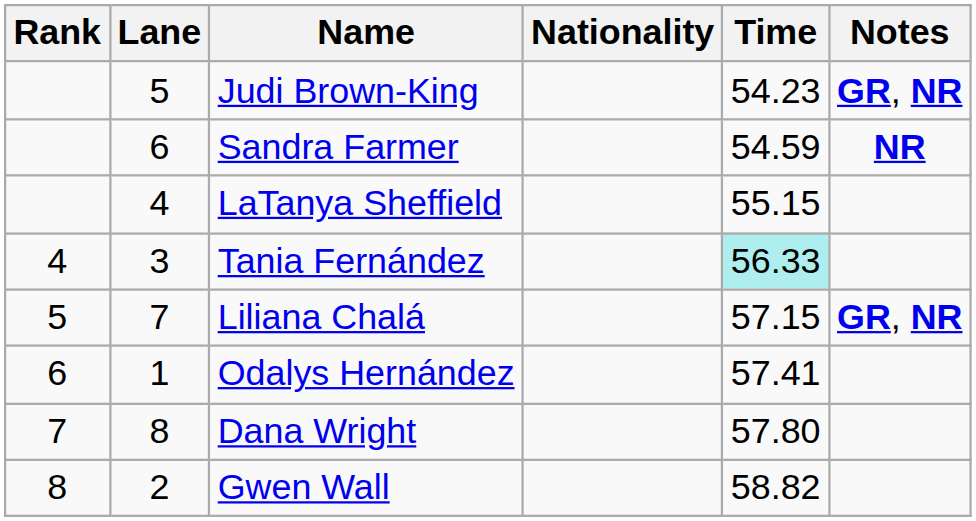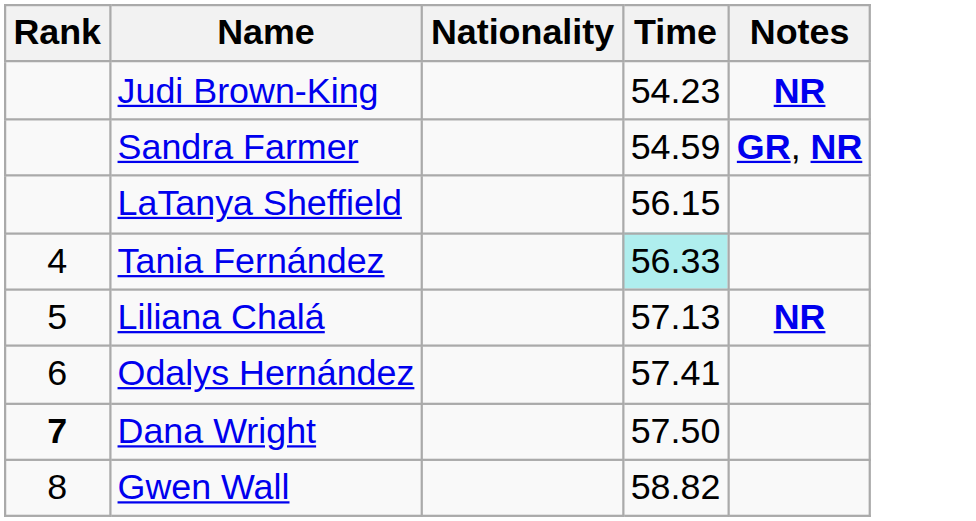- column: (159, 32)
(900, 89) GR, NR -> (800, 89) NR
(900, 146) NR -> (800, 146) GR, NR
(776, 203) 55.15 -> (675, 203) 56.15
(776, 317) 57.15 -> (675, 317) 57.13
(900, 317) GR, NR -> (800, 317) NR
(57, 430) normal -> (57, 430) bold
(776, 430) 57.80 -> (675, 430) 57.50
